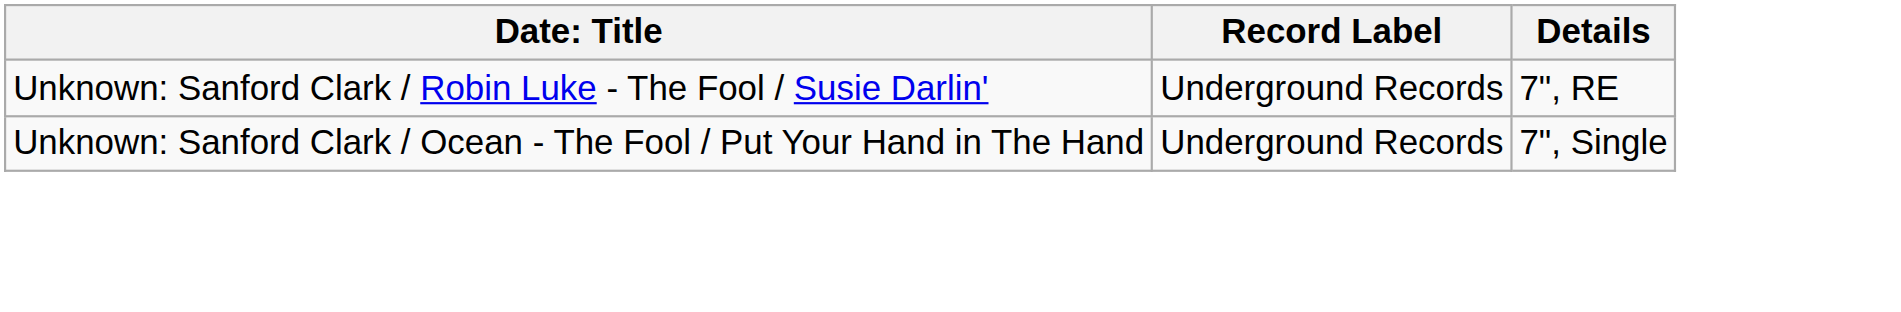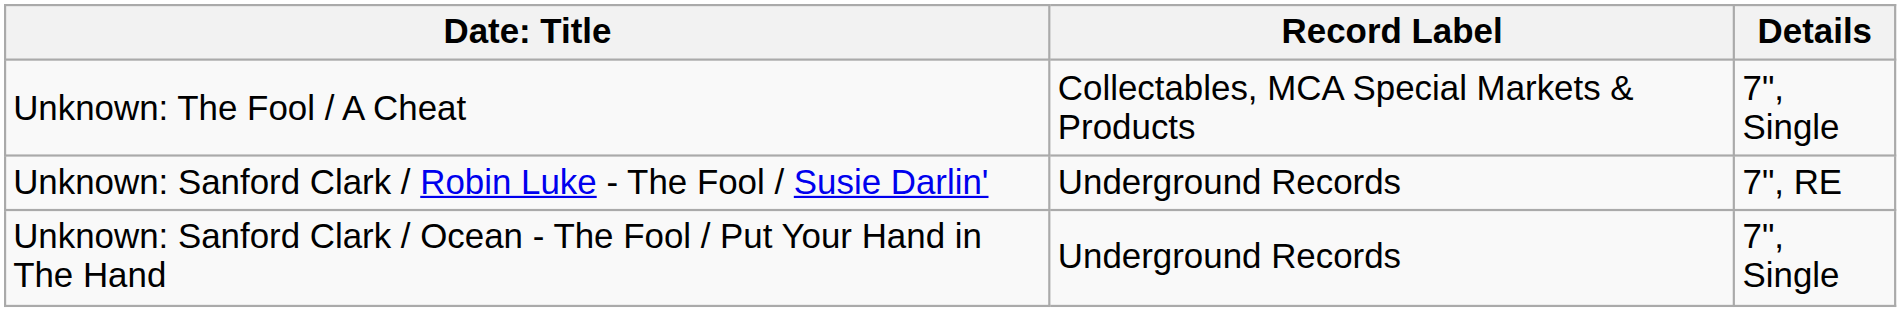+ row: (240, 107)
